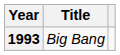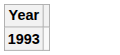- column: (76, 15)
